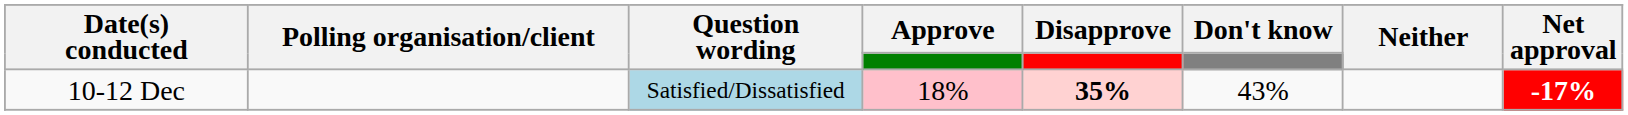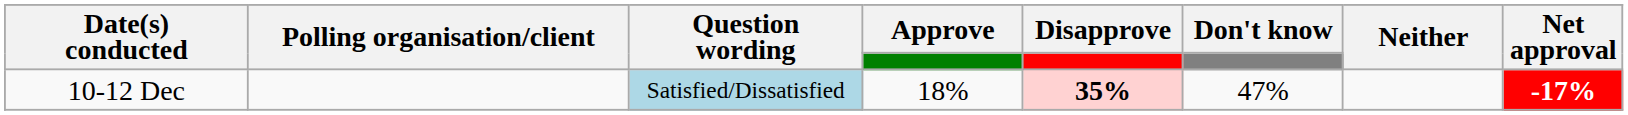(943, 89) pink background -> (943, 89) no background
(1263, 89) 43% -> (1263, 89) 47%
